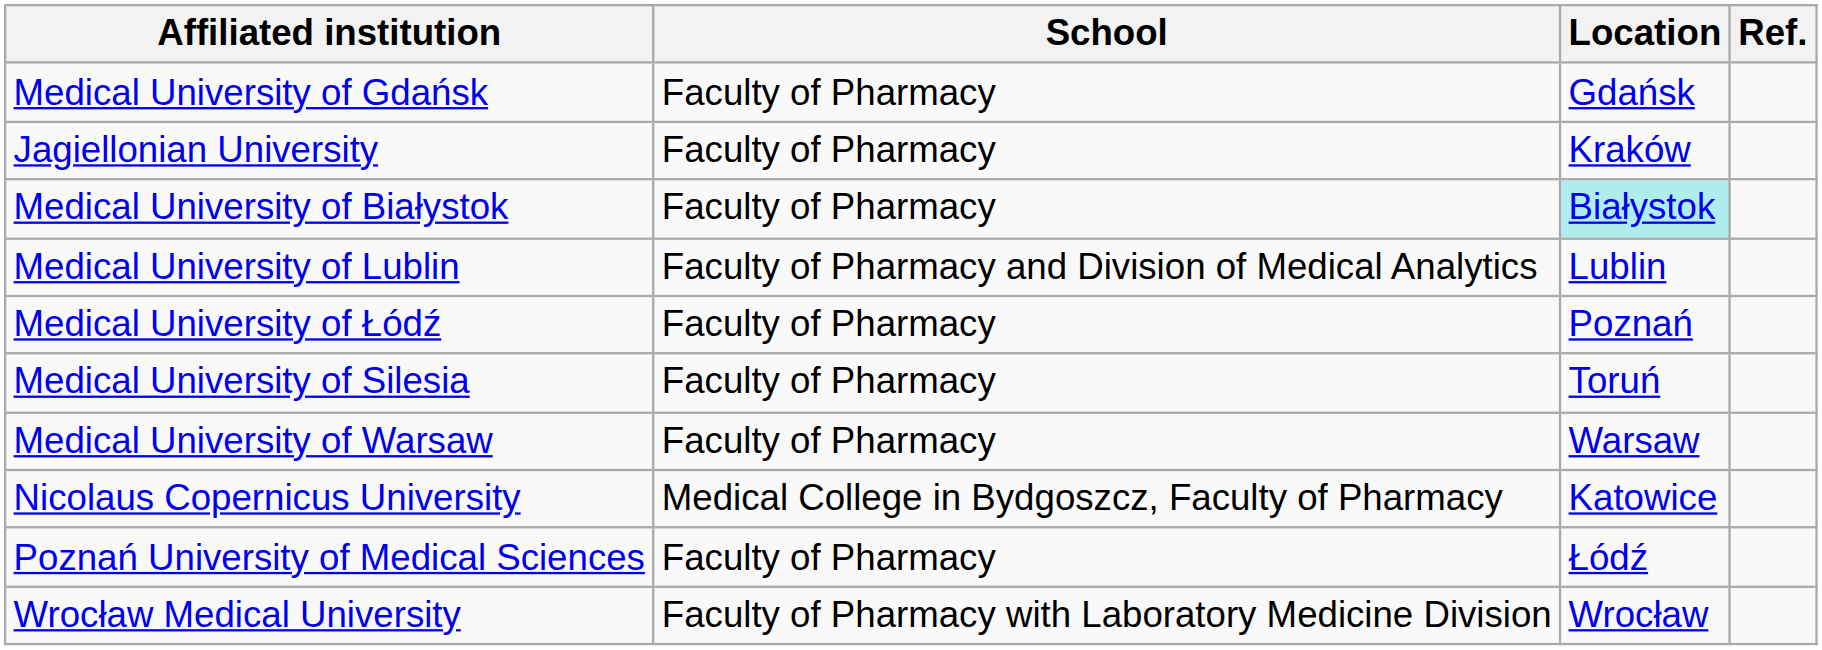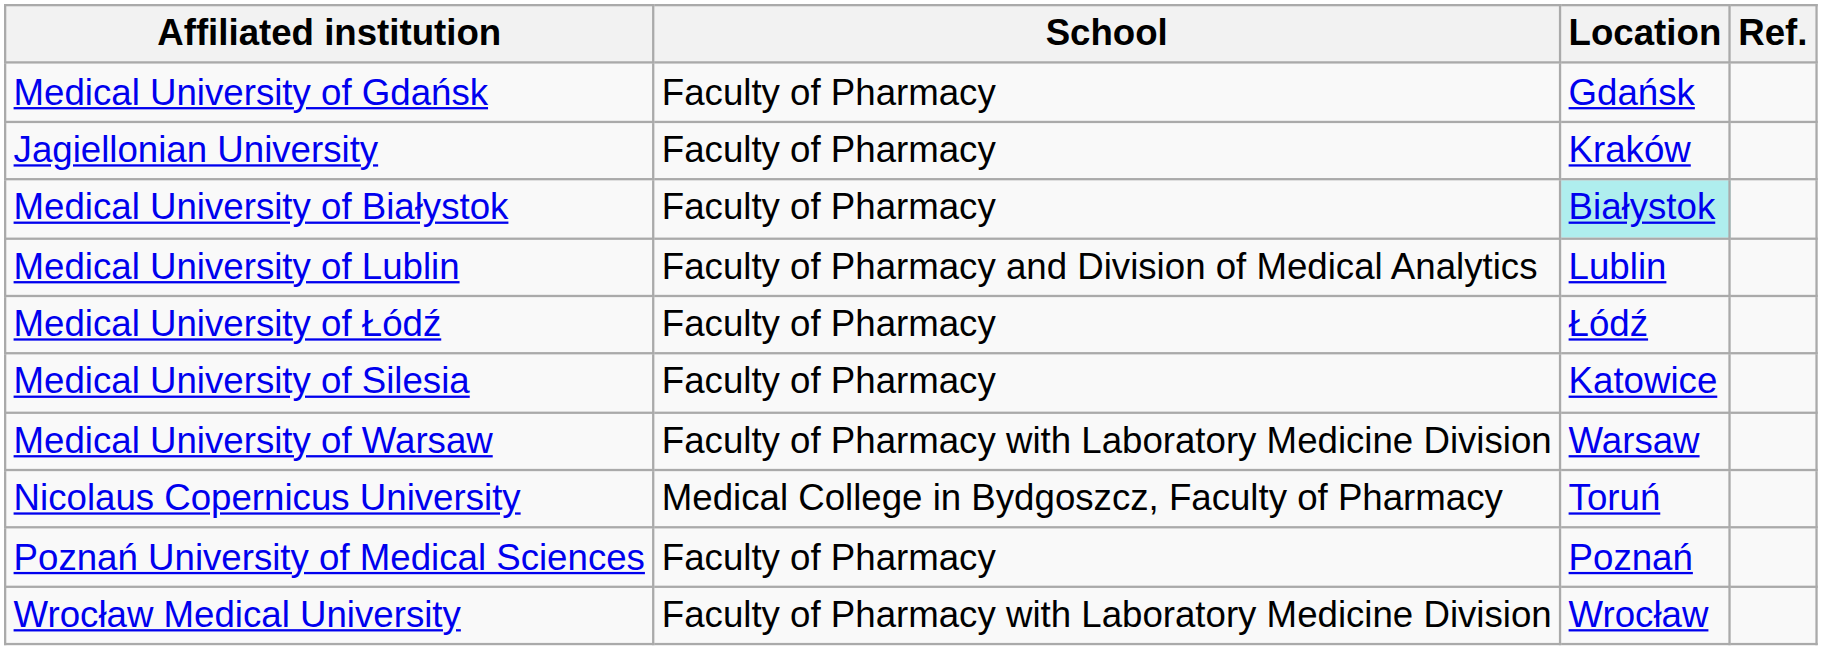(1631, 324) Poznań -> (1608, 324) Łódź
(1614, 382) Toruń -> (1643, 382) Katowice
(829, 440) Faculty of Pharmacy -> (1107, 440) Faculty of Pharmacy with Laboratory Medicine Division
(1643, 498) Katowice -> (1614, 498) Toruń
(1608, 556) Łódź -> (1631, 556) Poznań
